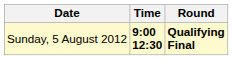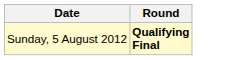- column: (147, 13)
